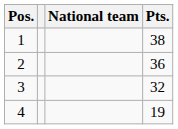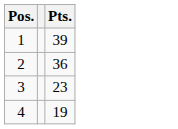- column: (93, 16)
(158, 40) 38 -> (60, 40) 39
(158, 87) 32 -> (60, 87) 23
